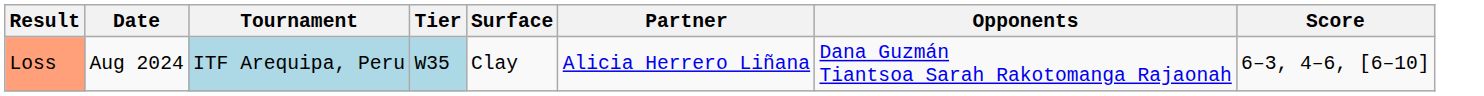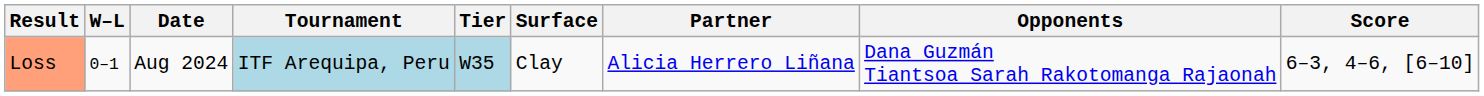+ column: (107, 21)
